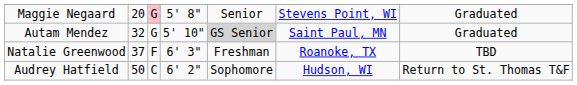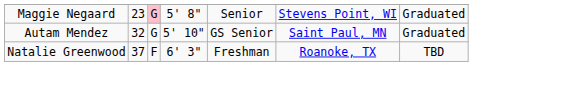(138, 14) 20 -> (138, 14) 23
(242, 33) lightgrey background -> (242, 33) no background
- row: (66, 70)
